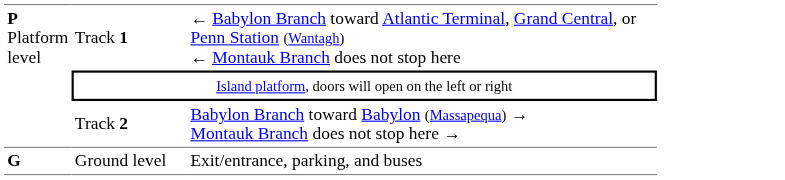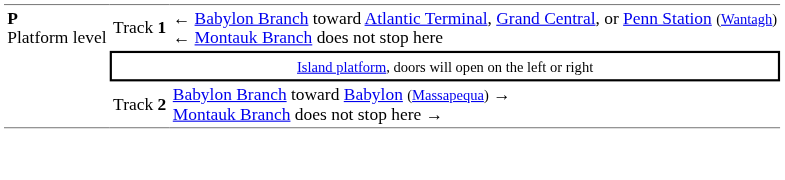- row: (121, 160)
